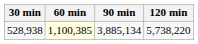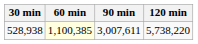(119, 30) 3,885,134 -> (119, 30) 3,007,611
